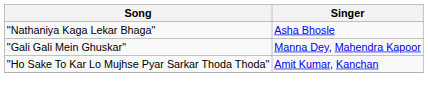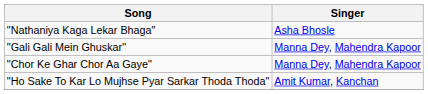+ row: (79, 64)
